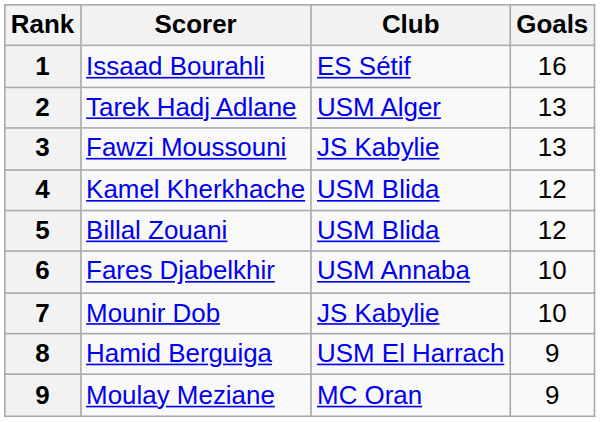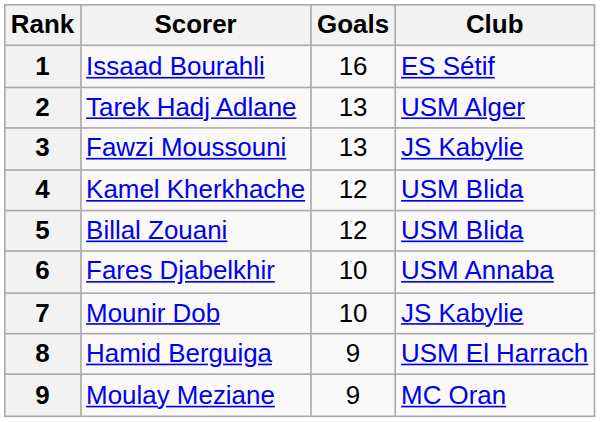columns swapped: (411, 25) <-> (552, 25)
